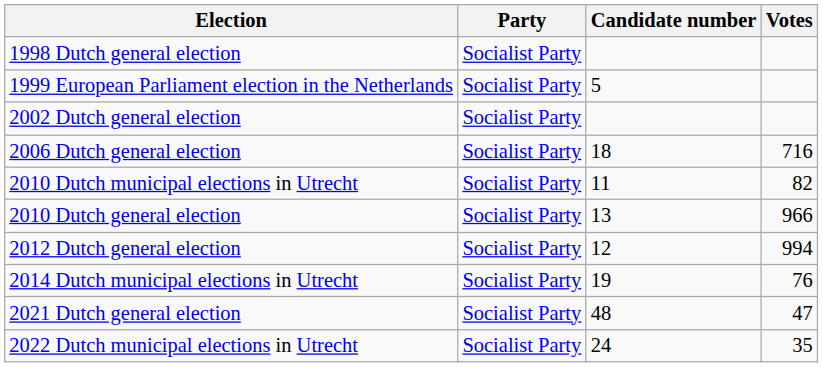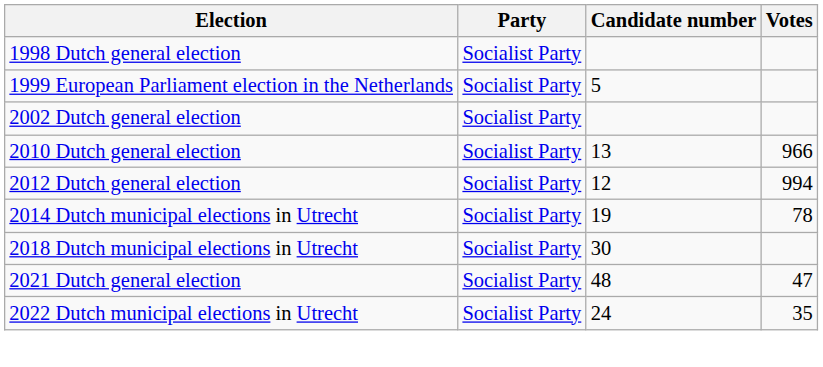- row: (125, 150)
- row: (184, 183)
(803, 280) 76 -> (803, 215) 78
+ row: (184, 248)
